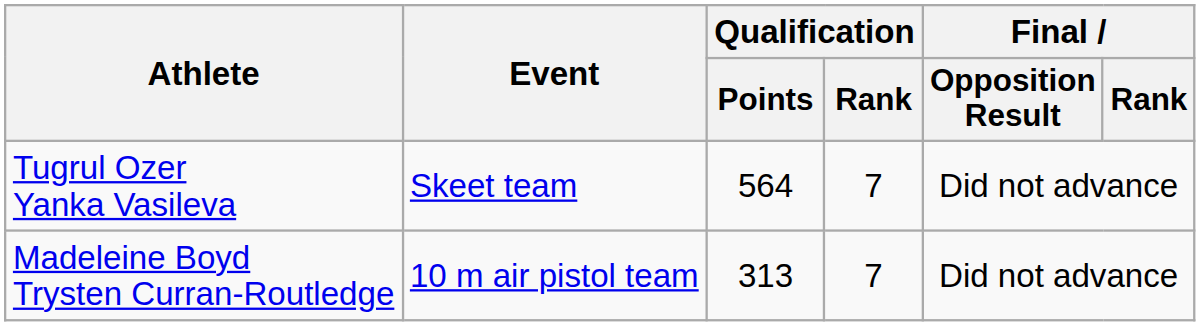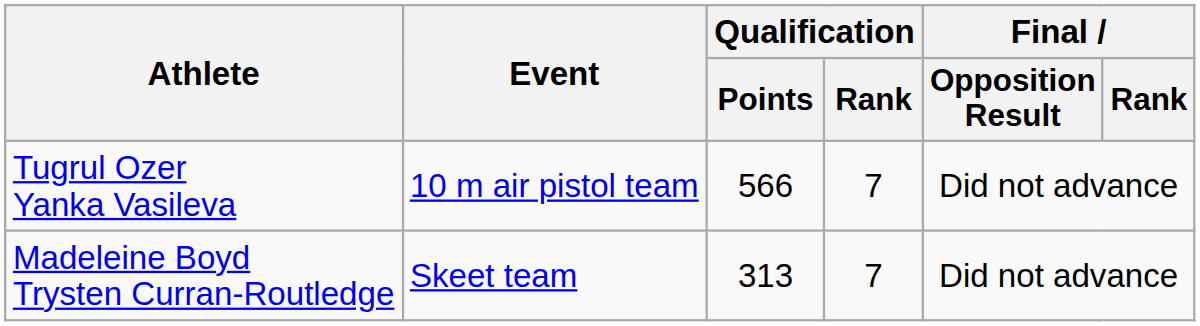(494, 186) Skeet team -> (554, 186) 10 m air pistol team
(766, 186) 564 -> (766, 186) 566
(554, 275) 10 m air pistol team -> (494, 275) Skeet team
